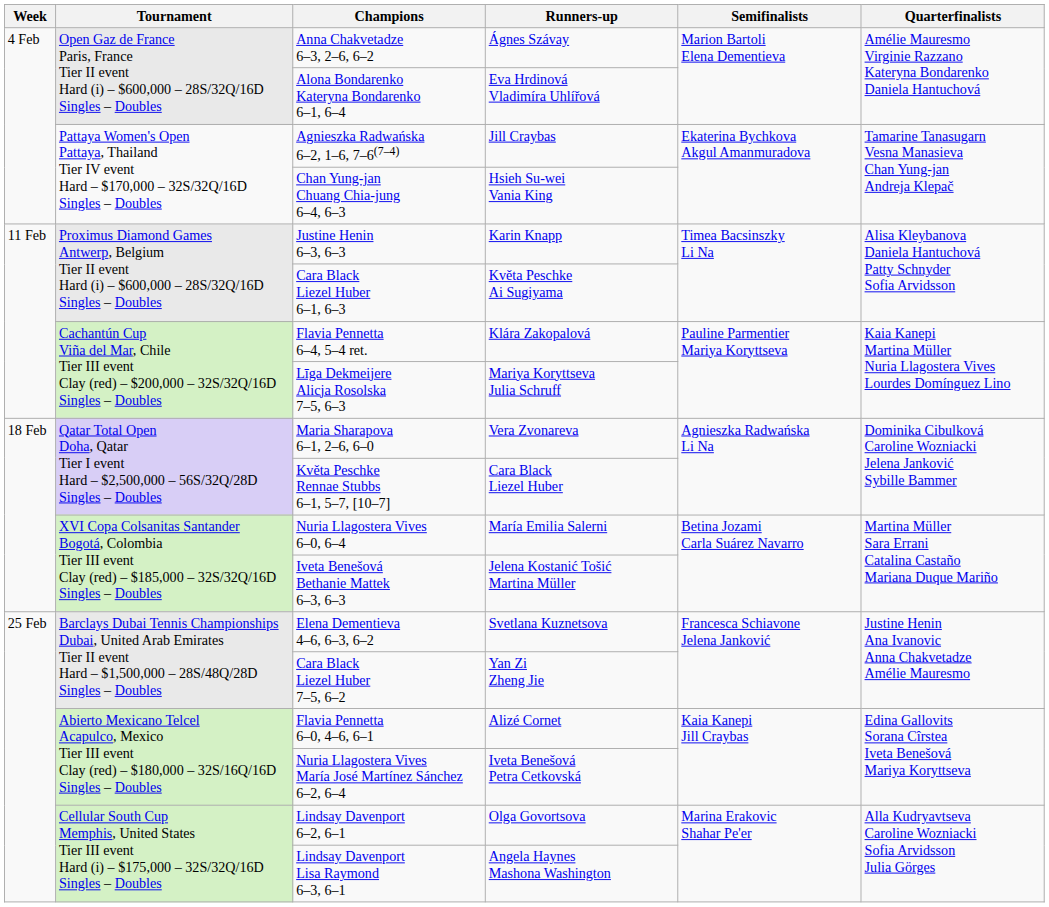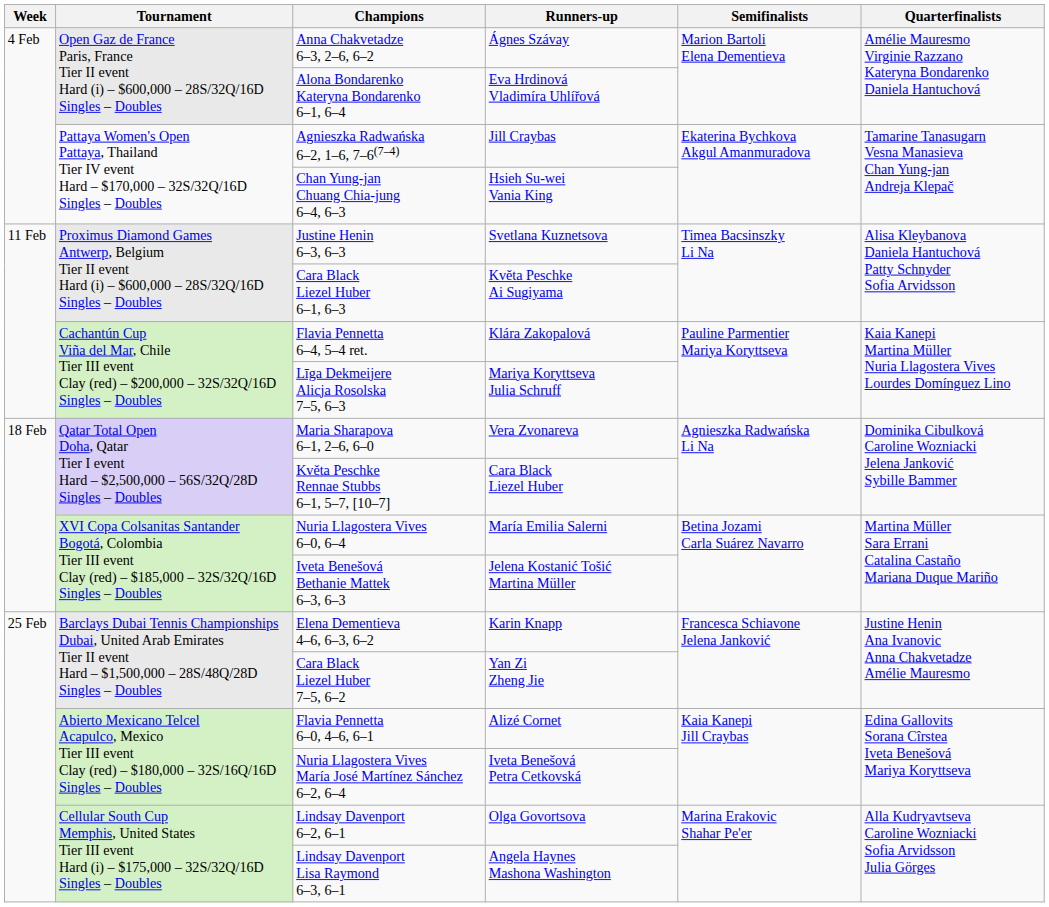(525, 236) Karin Knapp -> (548, 236) Svetlana Kuznetsova
(548, 623) Svetlana Kuznetsova -> (525, 623) Karin Knapp
